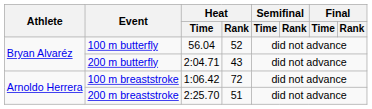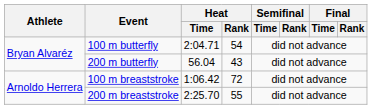(202, 46) 56.04 -> (202, 46) 2:04.71
(237, 46) 52 -> (237, 46) 54
(202, 63) 2:04.71 -> (202, 63) 56.04
(237, 96) 51 -> (237, 96) 55
